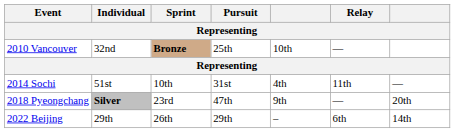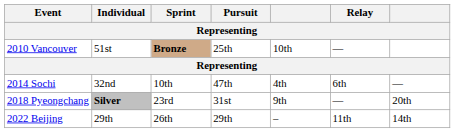(105, 48) 32nd -> (103, 48) 51st
(103, 83) 51st -> (105, 83) 32nd
(222, 83) 31st -> (223, 83) 47th
(342, 83) 11th -> (339, 83) 6th
(223, 100) 47th -> (222, 100) 31st
(339, 118) 6th -> (342, 118) 11th
